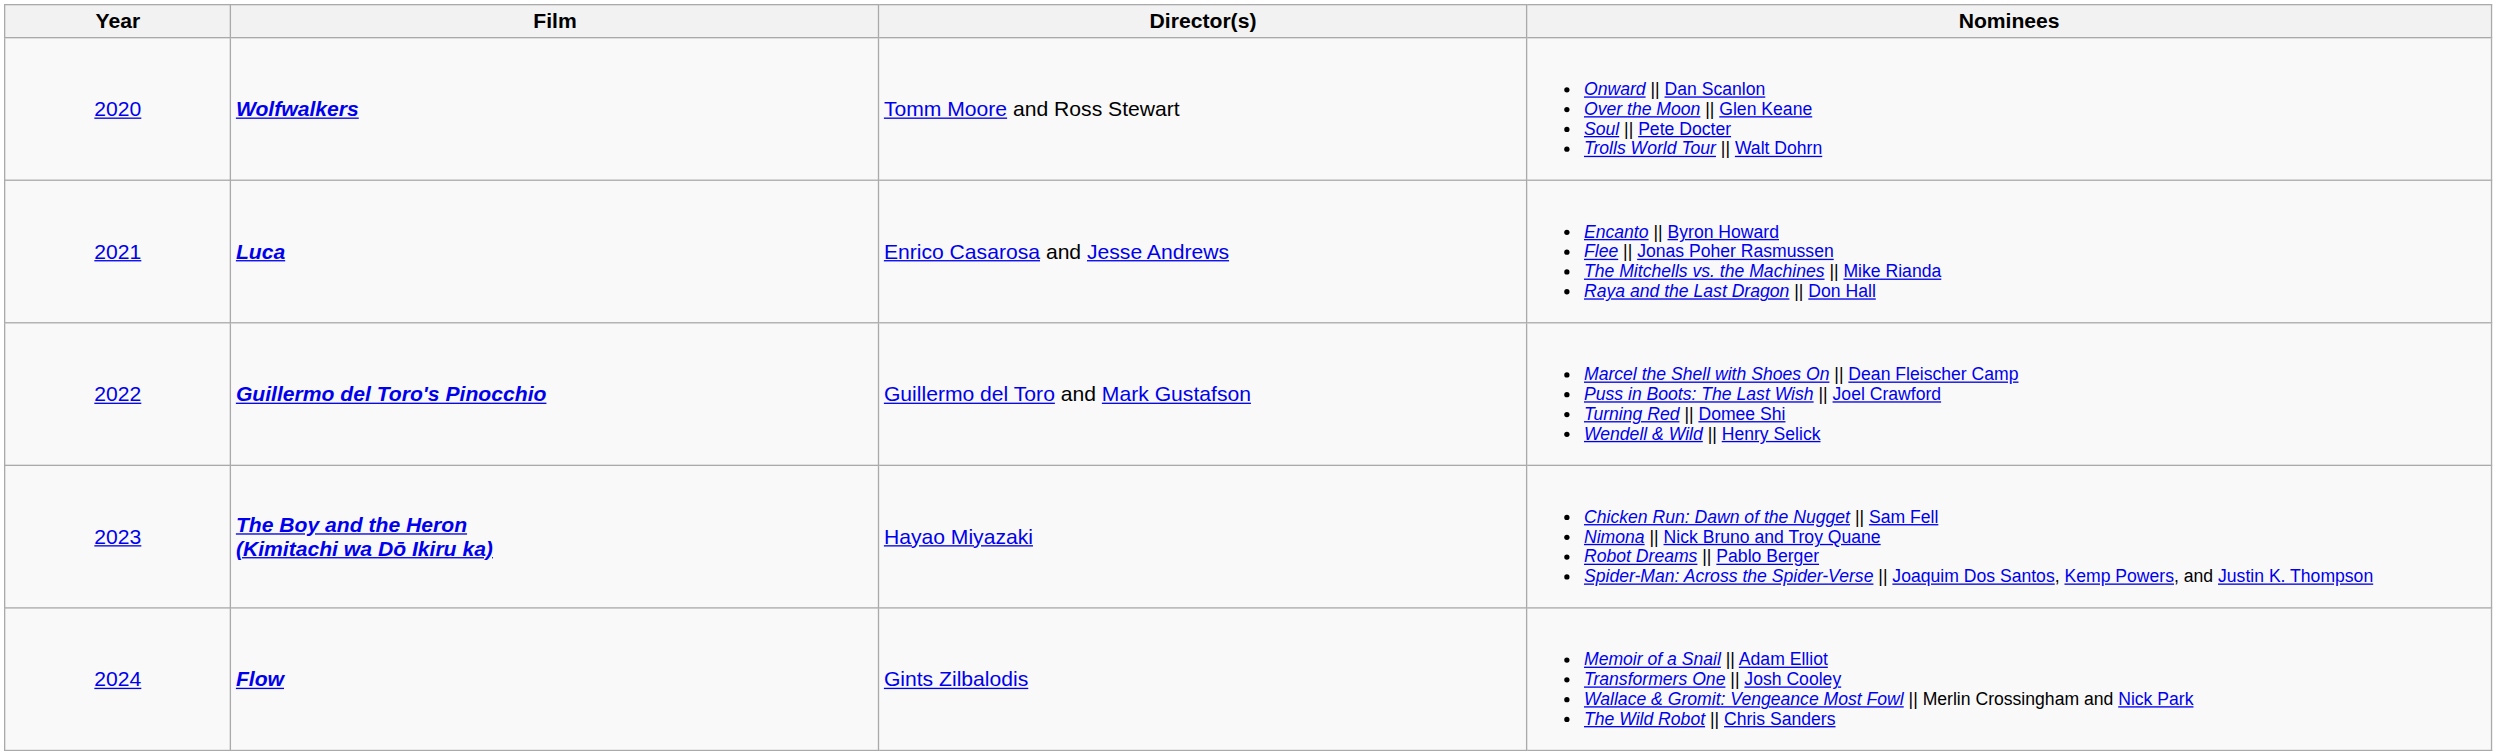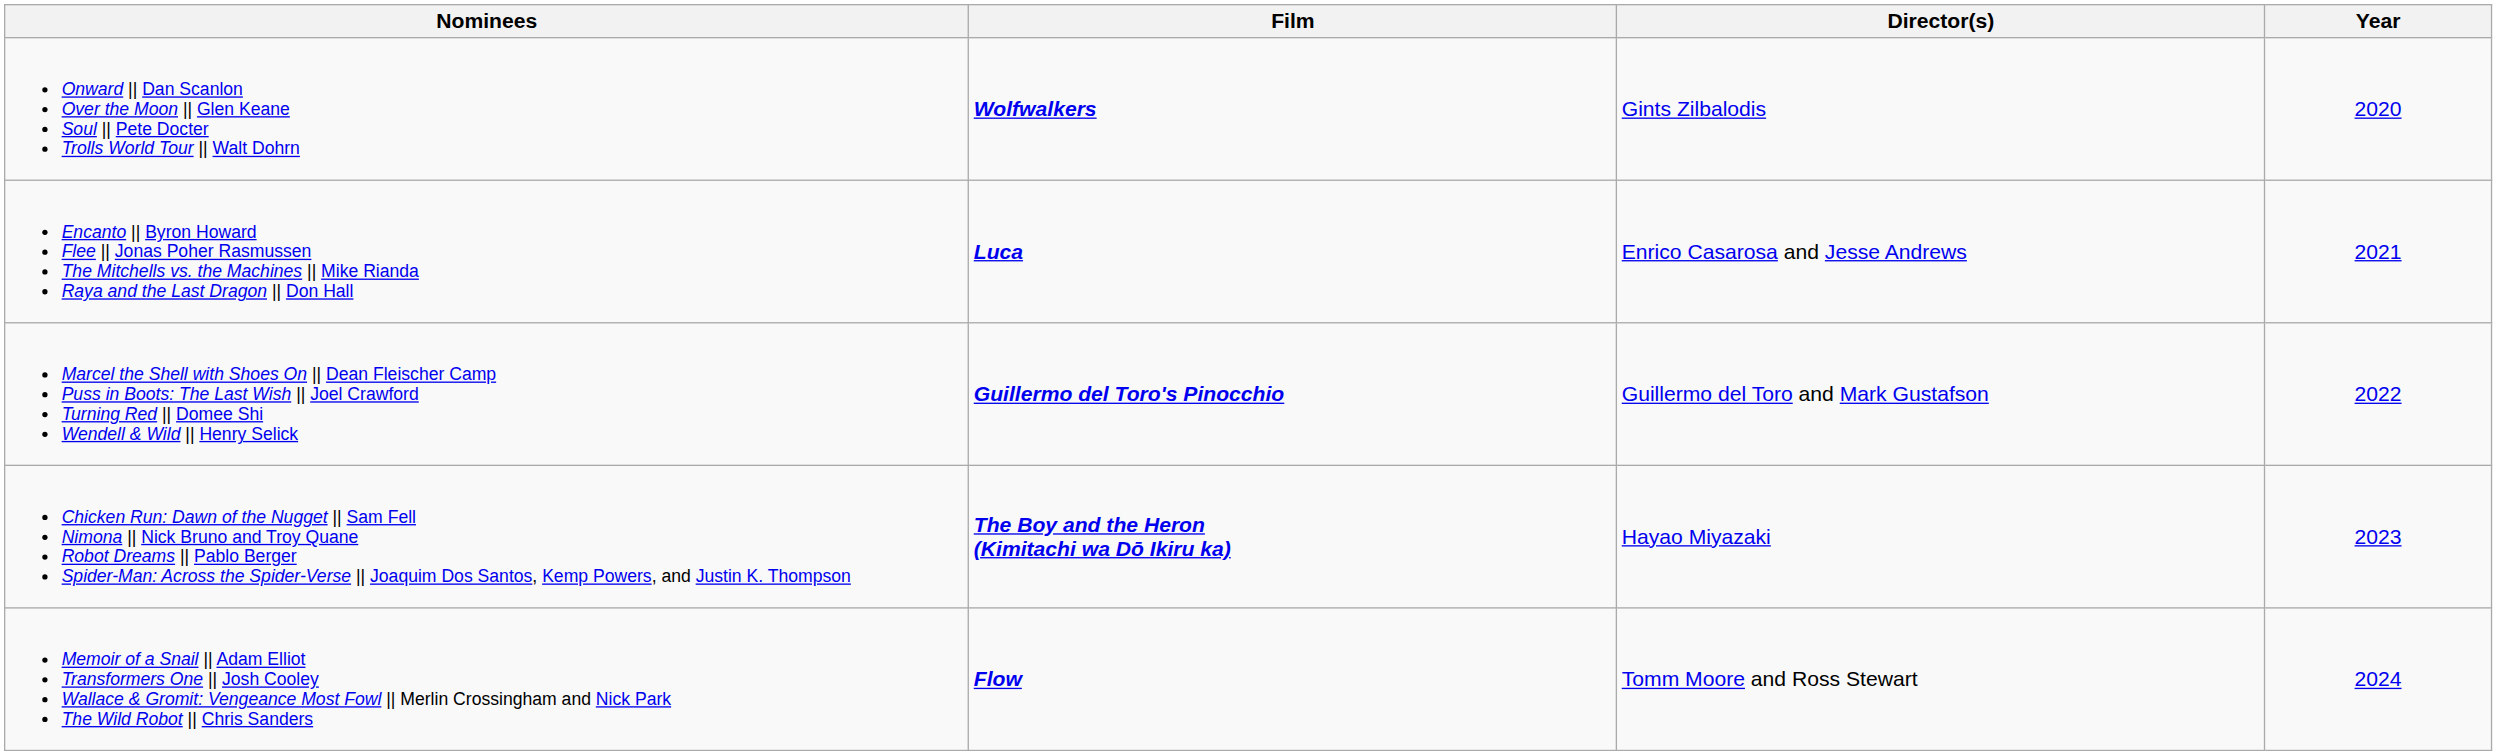columns swapped: (118, 21) <-> (2009, 21)
(1032, 109) Tomm Moore and Ross Stewart -> (1694, 109) Gints Zilbalodis
(956, 679) Gints Zilbalodis -> (1770, 679) Tomm Moore and Ross Stewart
